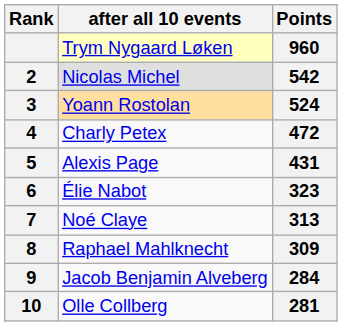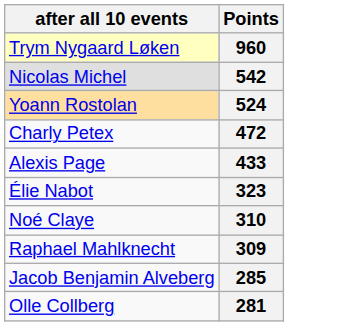- column: (31, 19)
(304, 162) 431 -> (251, 162) 433
(304, 220) 313 -> (251, 220) 310
(304, 277) 284 -> (251, 277) 285
